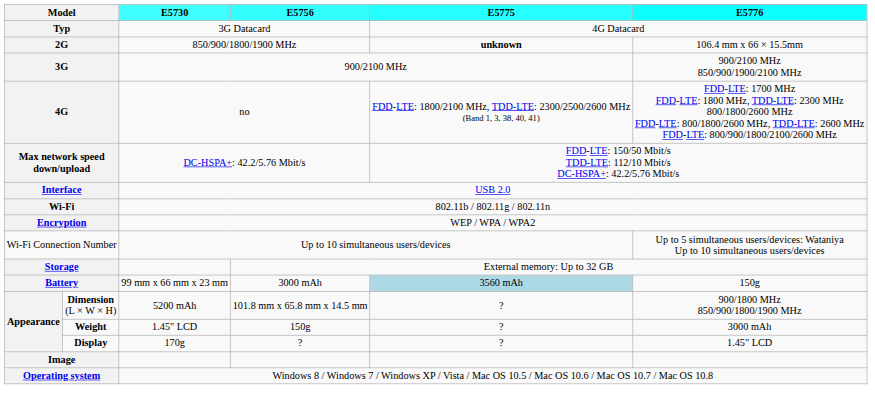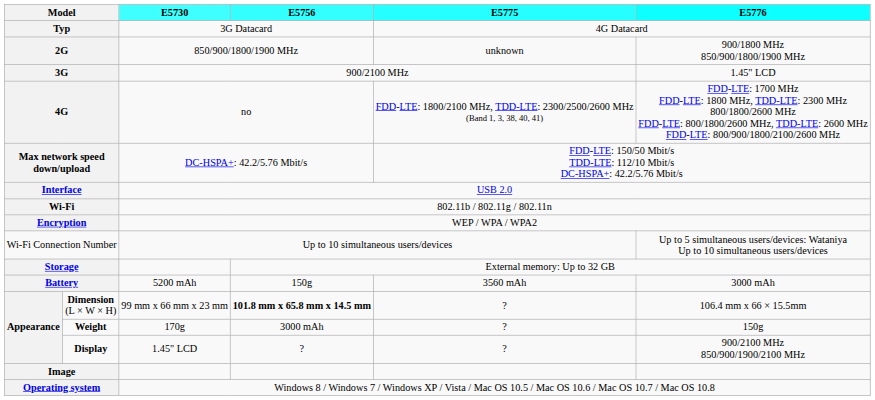(501, 45) bold -> (505, 50) normal
(750, 45) 106.4 mm x 66 × 15.5mm -> (753, 50) 900/1800 MHz 850/900/1800/1900 MHz
(750, 67) 900/2100 MHz 850/900/1900/2100 MHz -> (753, 72) 1.45" LCD
(175, 283) 99 mm x 66 mm x 23 mm -> (175, 283) 5200 mAh
(300, 283) 3000 mAh -> (302, 283) 150g
(501, 283) lightblue background -> (505, 283) no background
(750, 283) 150g -> (753, 283) 3000 mAh
(175, 305) 5200 mAh -> (175, 305) 99 mm x 66 mm x 23 mm
(300, 305) normal -> (302, 305) bold
(750, 305) 900/1800 MHz 850/900/1800/1900 MHz -> (753, 305) 106.4 mm x 66 × 15.5mm
(175, 327) 1.45" LCD -> (175, 327) 170g
(300, 327) 150g -> (302, 327) 3000 mAh
(750, 327) 3000 mAh -> (753, 327) 150g
(175, 343) 170g -> (175, 349) 1.45" LCD
(750, 343) 1.45" LCD -> (753, 349) 900/2100 MHz 850/900/1900/2100 MHz
